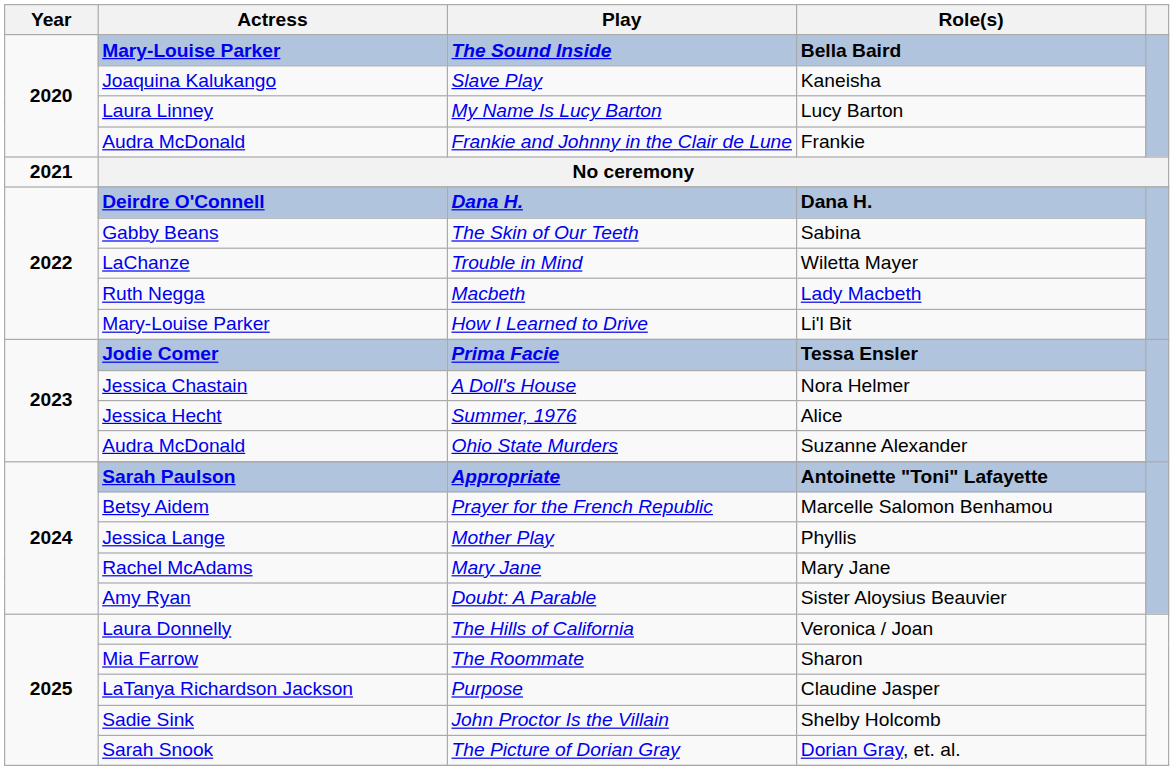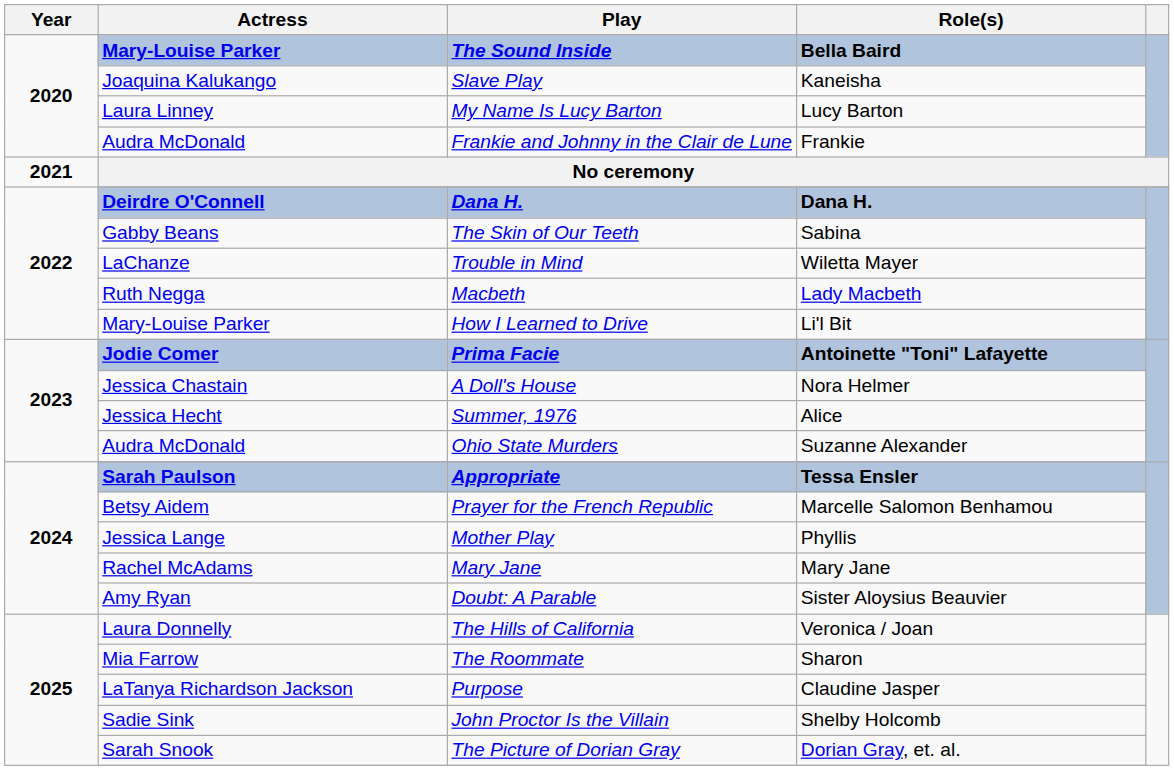(859, 354) Tessa Ensler -> (924, 354) Antoinette "Toni" Lafayette
(924, 476) Antoinette "Toni" Lafayette -> (859, 476) Tessa Ensler
